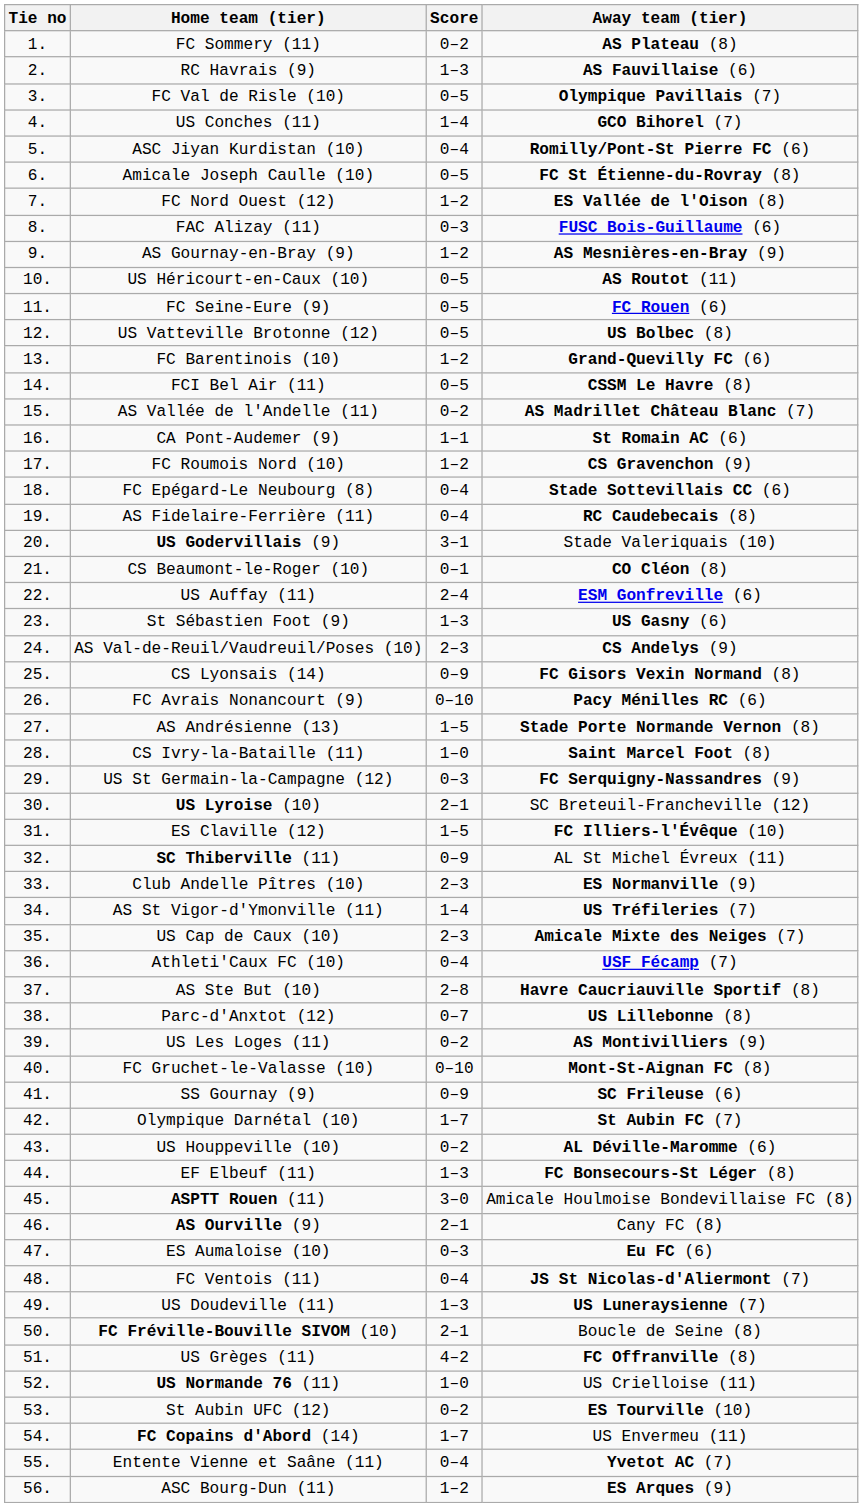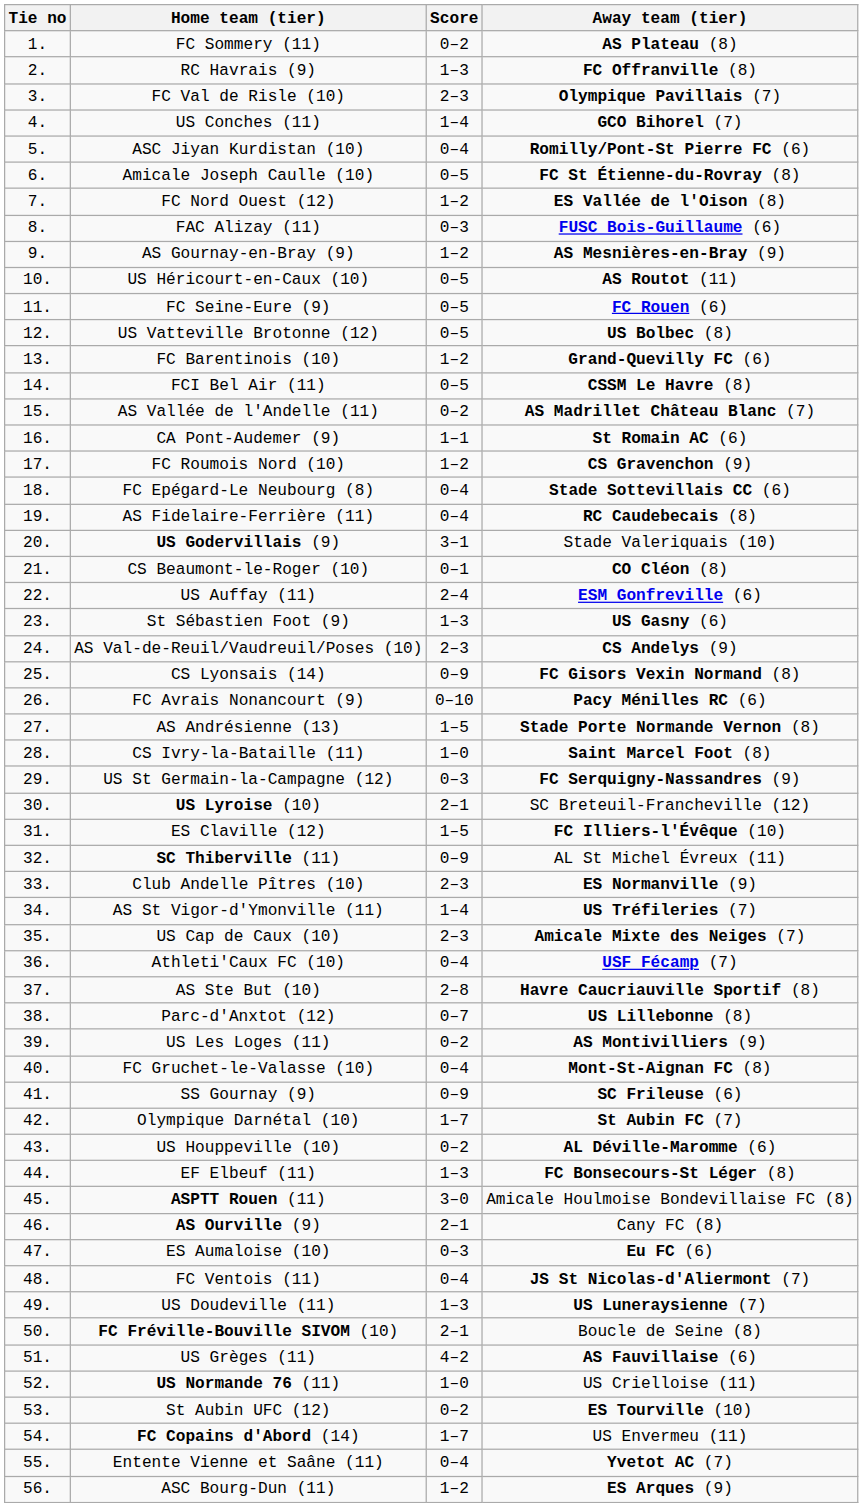(670, 70) AS Fauvillaise (6) -> (670, 70) FC Offranville (8)
(454, 97) 0–5 -> (454, 97) 2–3
(454, 1069) 0–10 -> (454, 1069) 0–4
(670, 1358) FC Offranville (8) -> (670, 1358) AS Fauvillaise (6)
